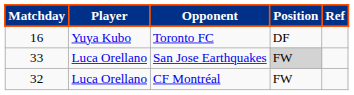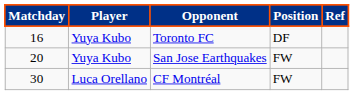(37, 58) 33 -> (37, 58) 20
(109, 58) Luca Orellano -> (101, 58) Yuya Kubo
(283, 58) lightgrey background -> (283, 58) no background
(37, 78) 32 -> (37, 78) 30
